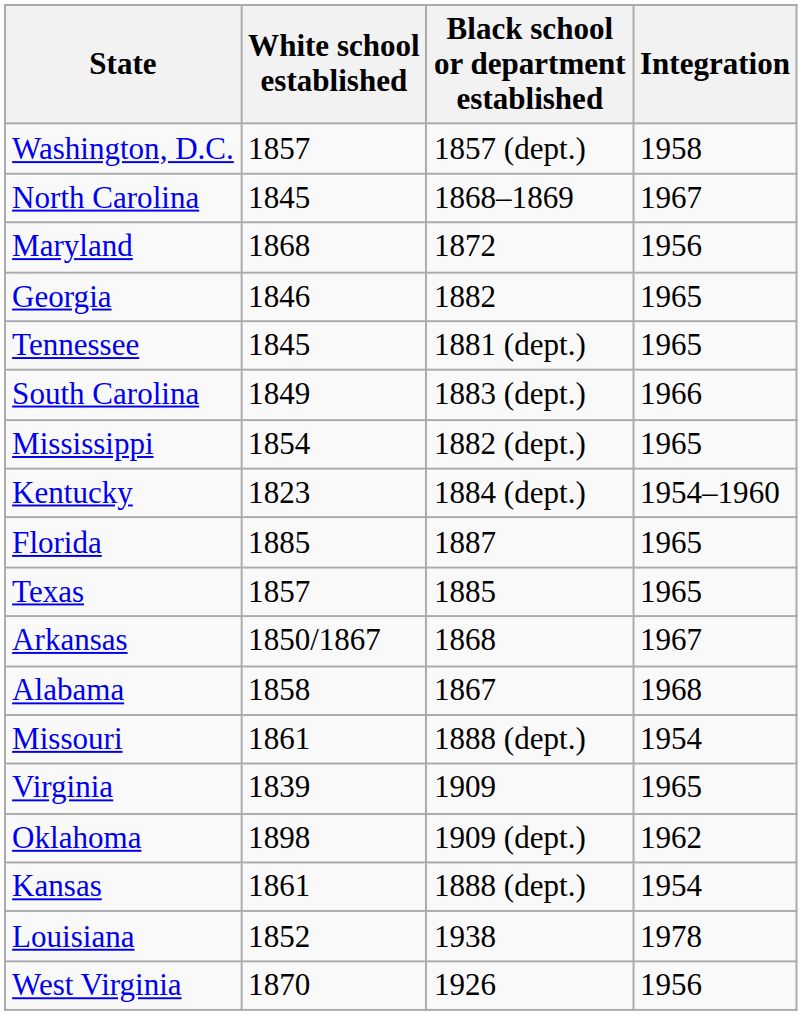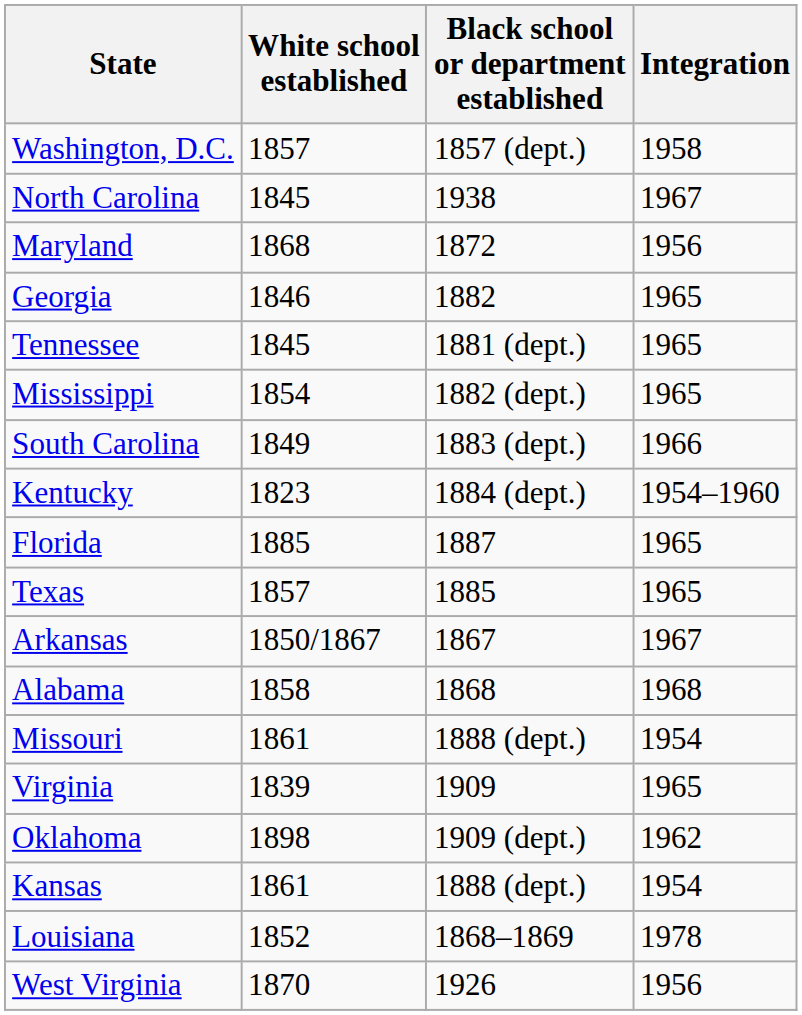(504, 197) 1868–1869 -> (465, 197) 1938
rows swapped: (83, 443) <-> (106, 394)
(465, 640) 1868 -> (465, 640) 1867
(465, 689) 1867 -> (465, 689) 1868
(465, 935) 1938 -> (504, 935) 1868–1869
